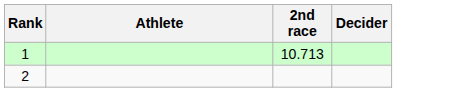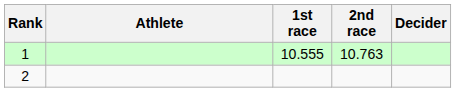+ column: (302, 23)
(302, 53) 10.713 -> (362, 53) 10.763
